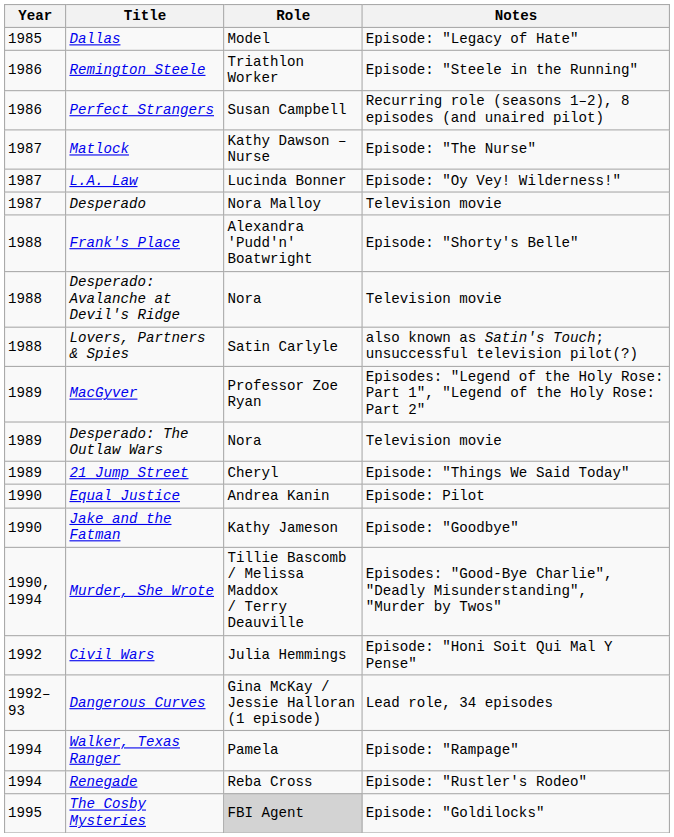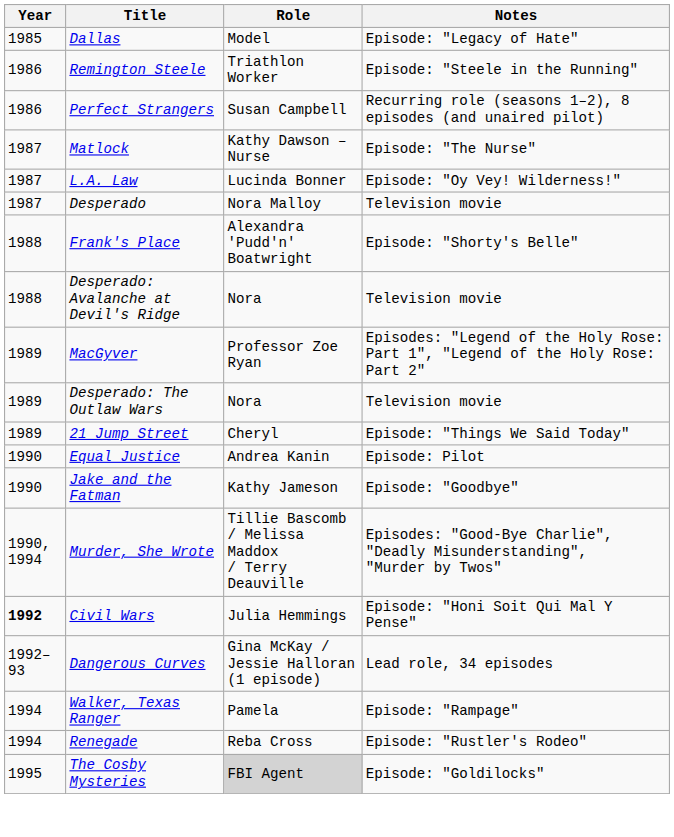- row: (137, 347)
(25, 655) normal -> (25, 616) bold
